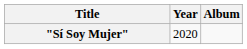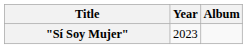(185, 33) 2020 -> (185, 33) 2023
